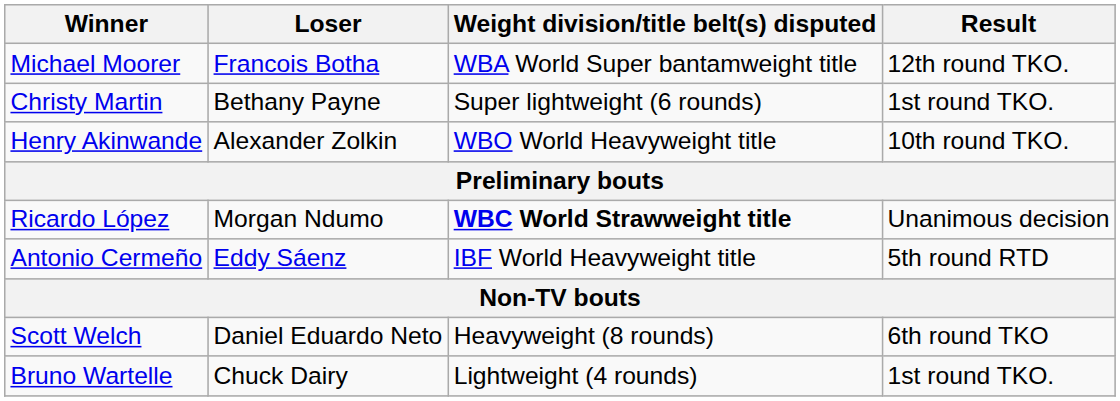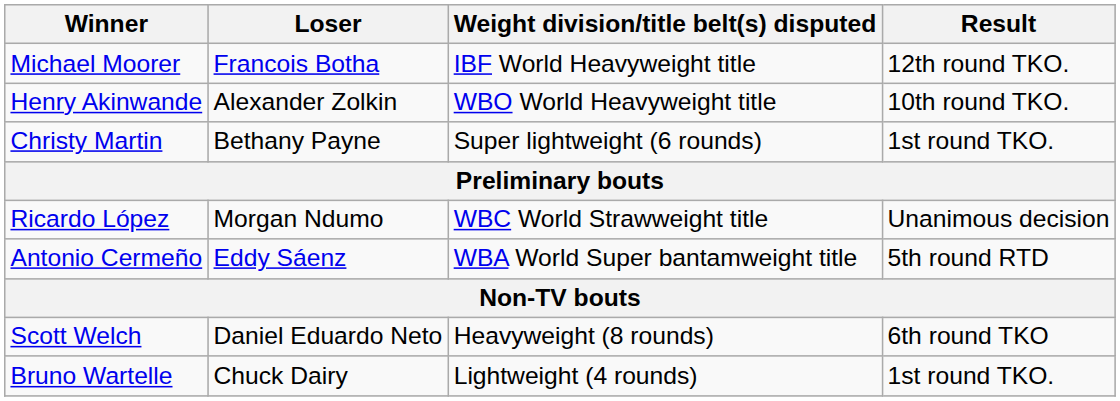(655, 63) WBA World Super bantamweight title -> (605, 63) IBF World Heavyweight title
rows swapped: (106, 141) <-> (86, 102)
(623, 219) bold -> (611, 219) normal
(605, 258) IBF World Heavyweight title -> (655, 258) WBA World Super bantamweight title
